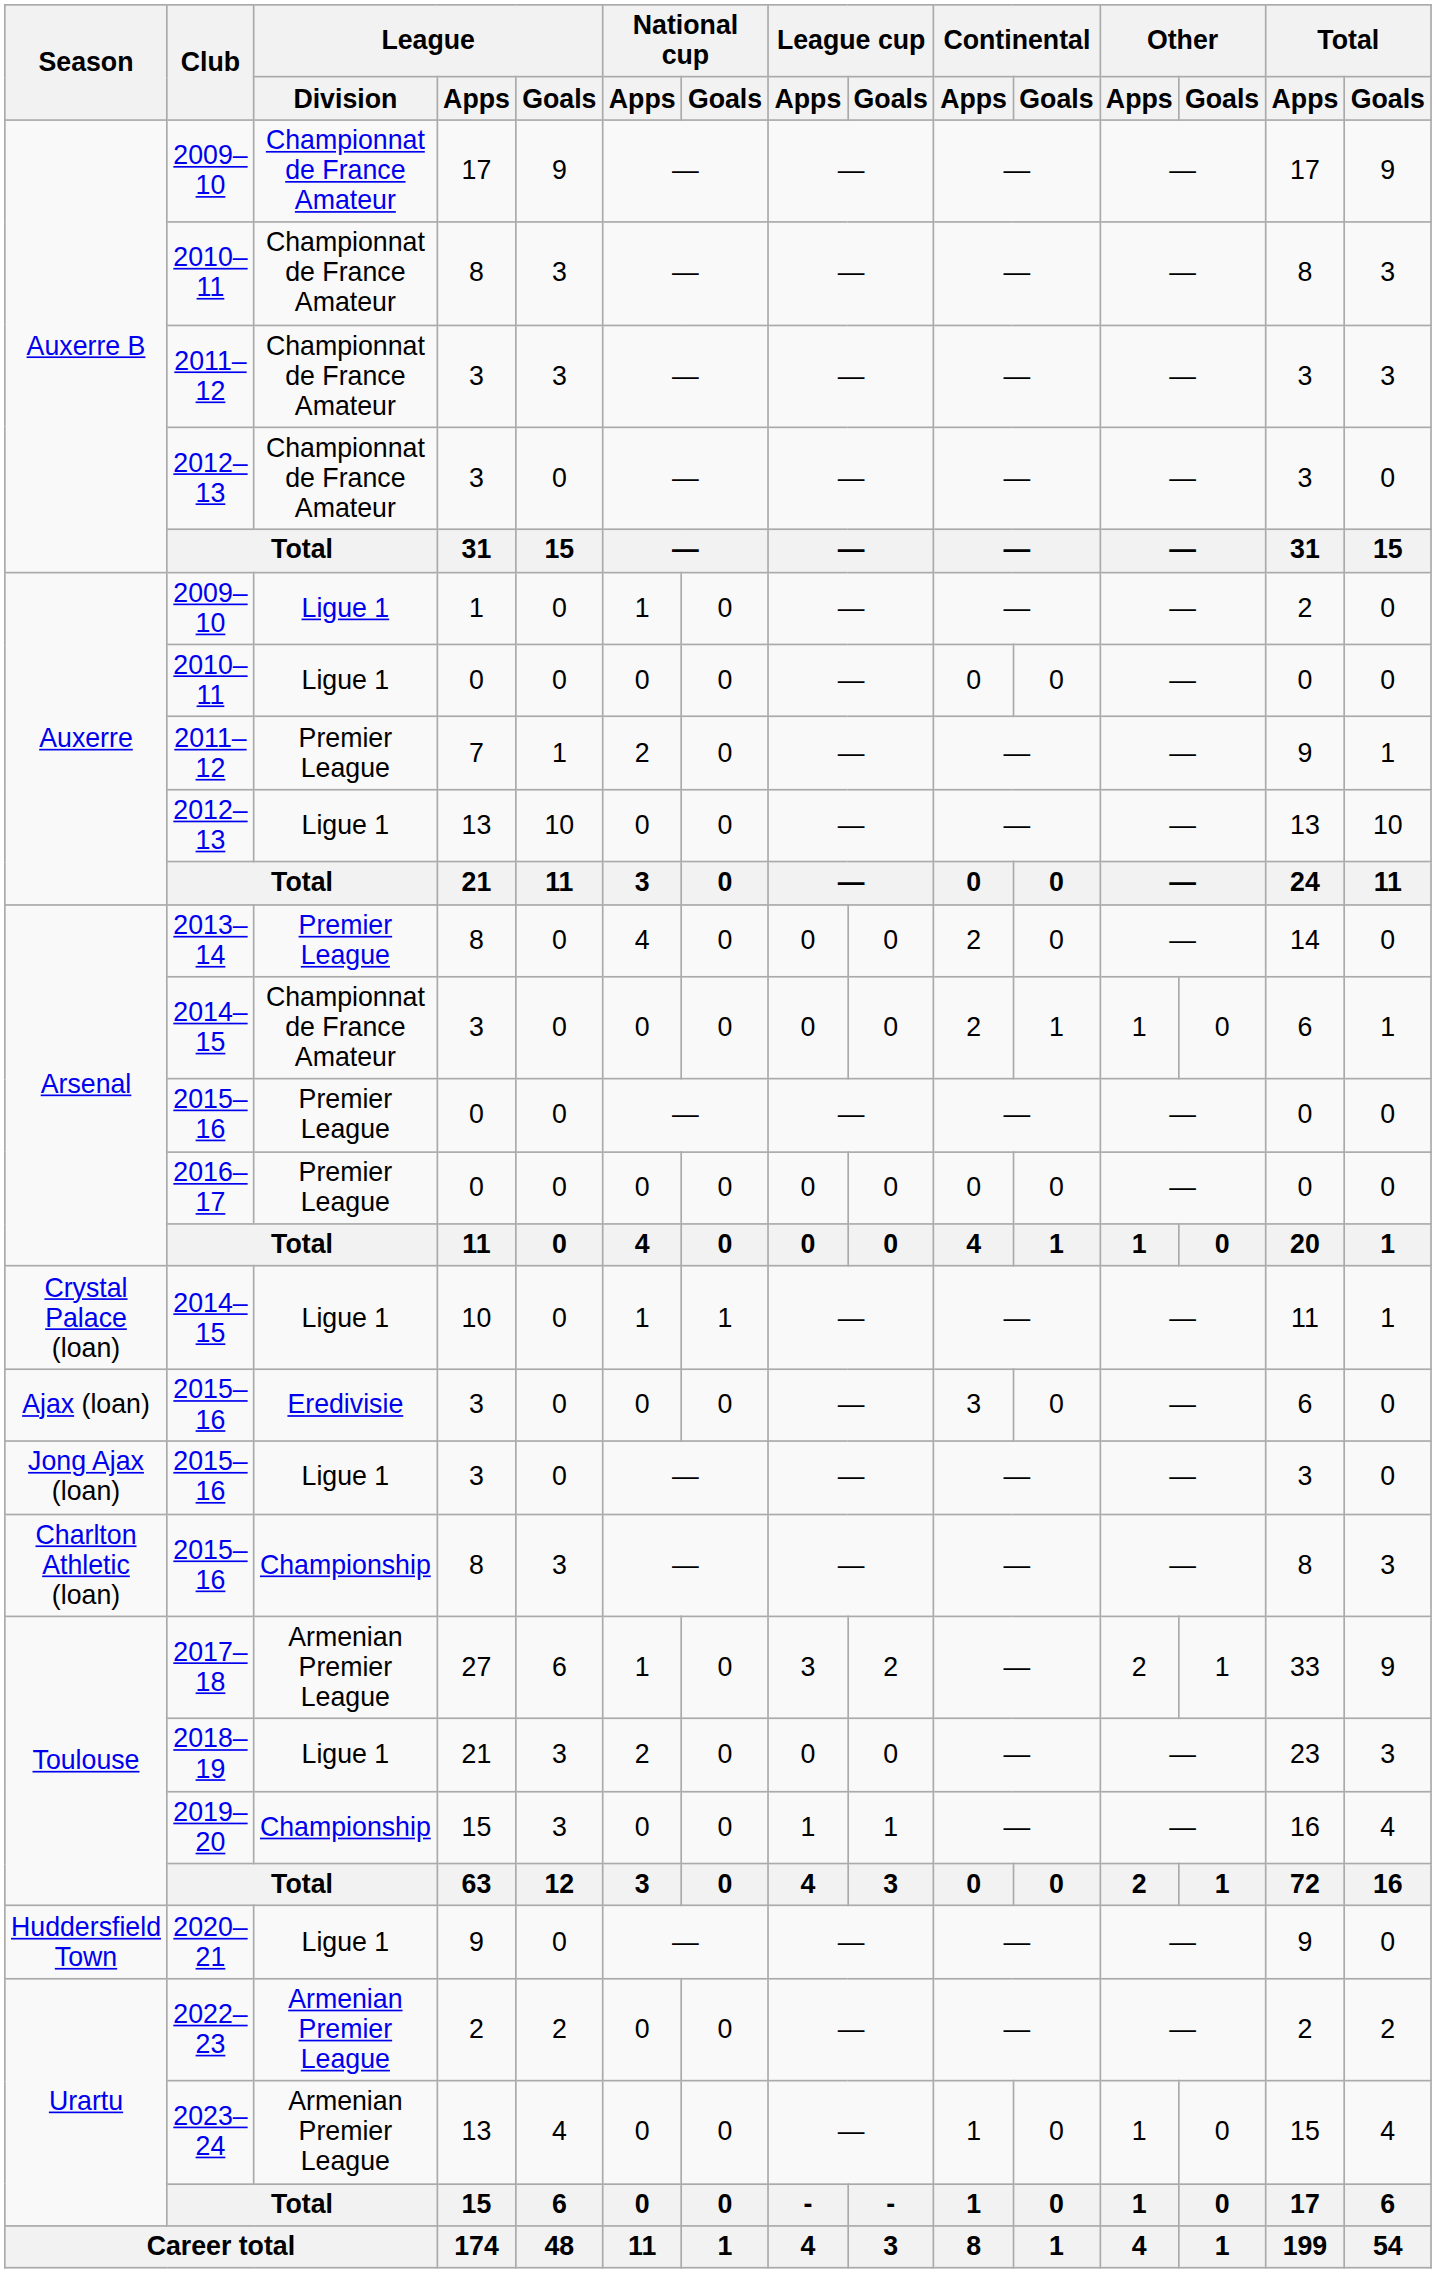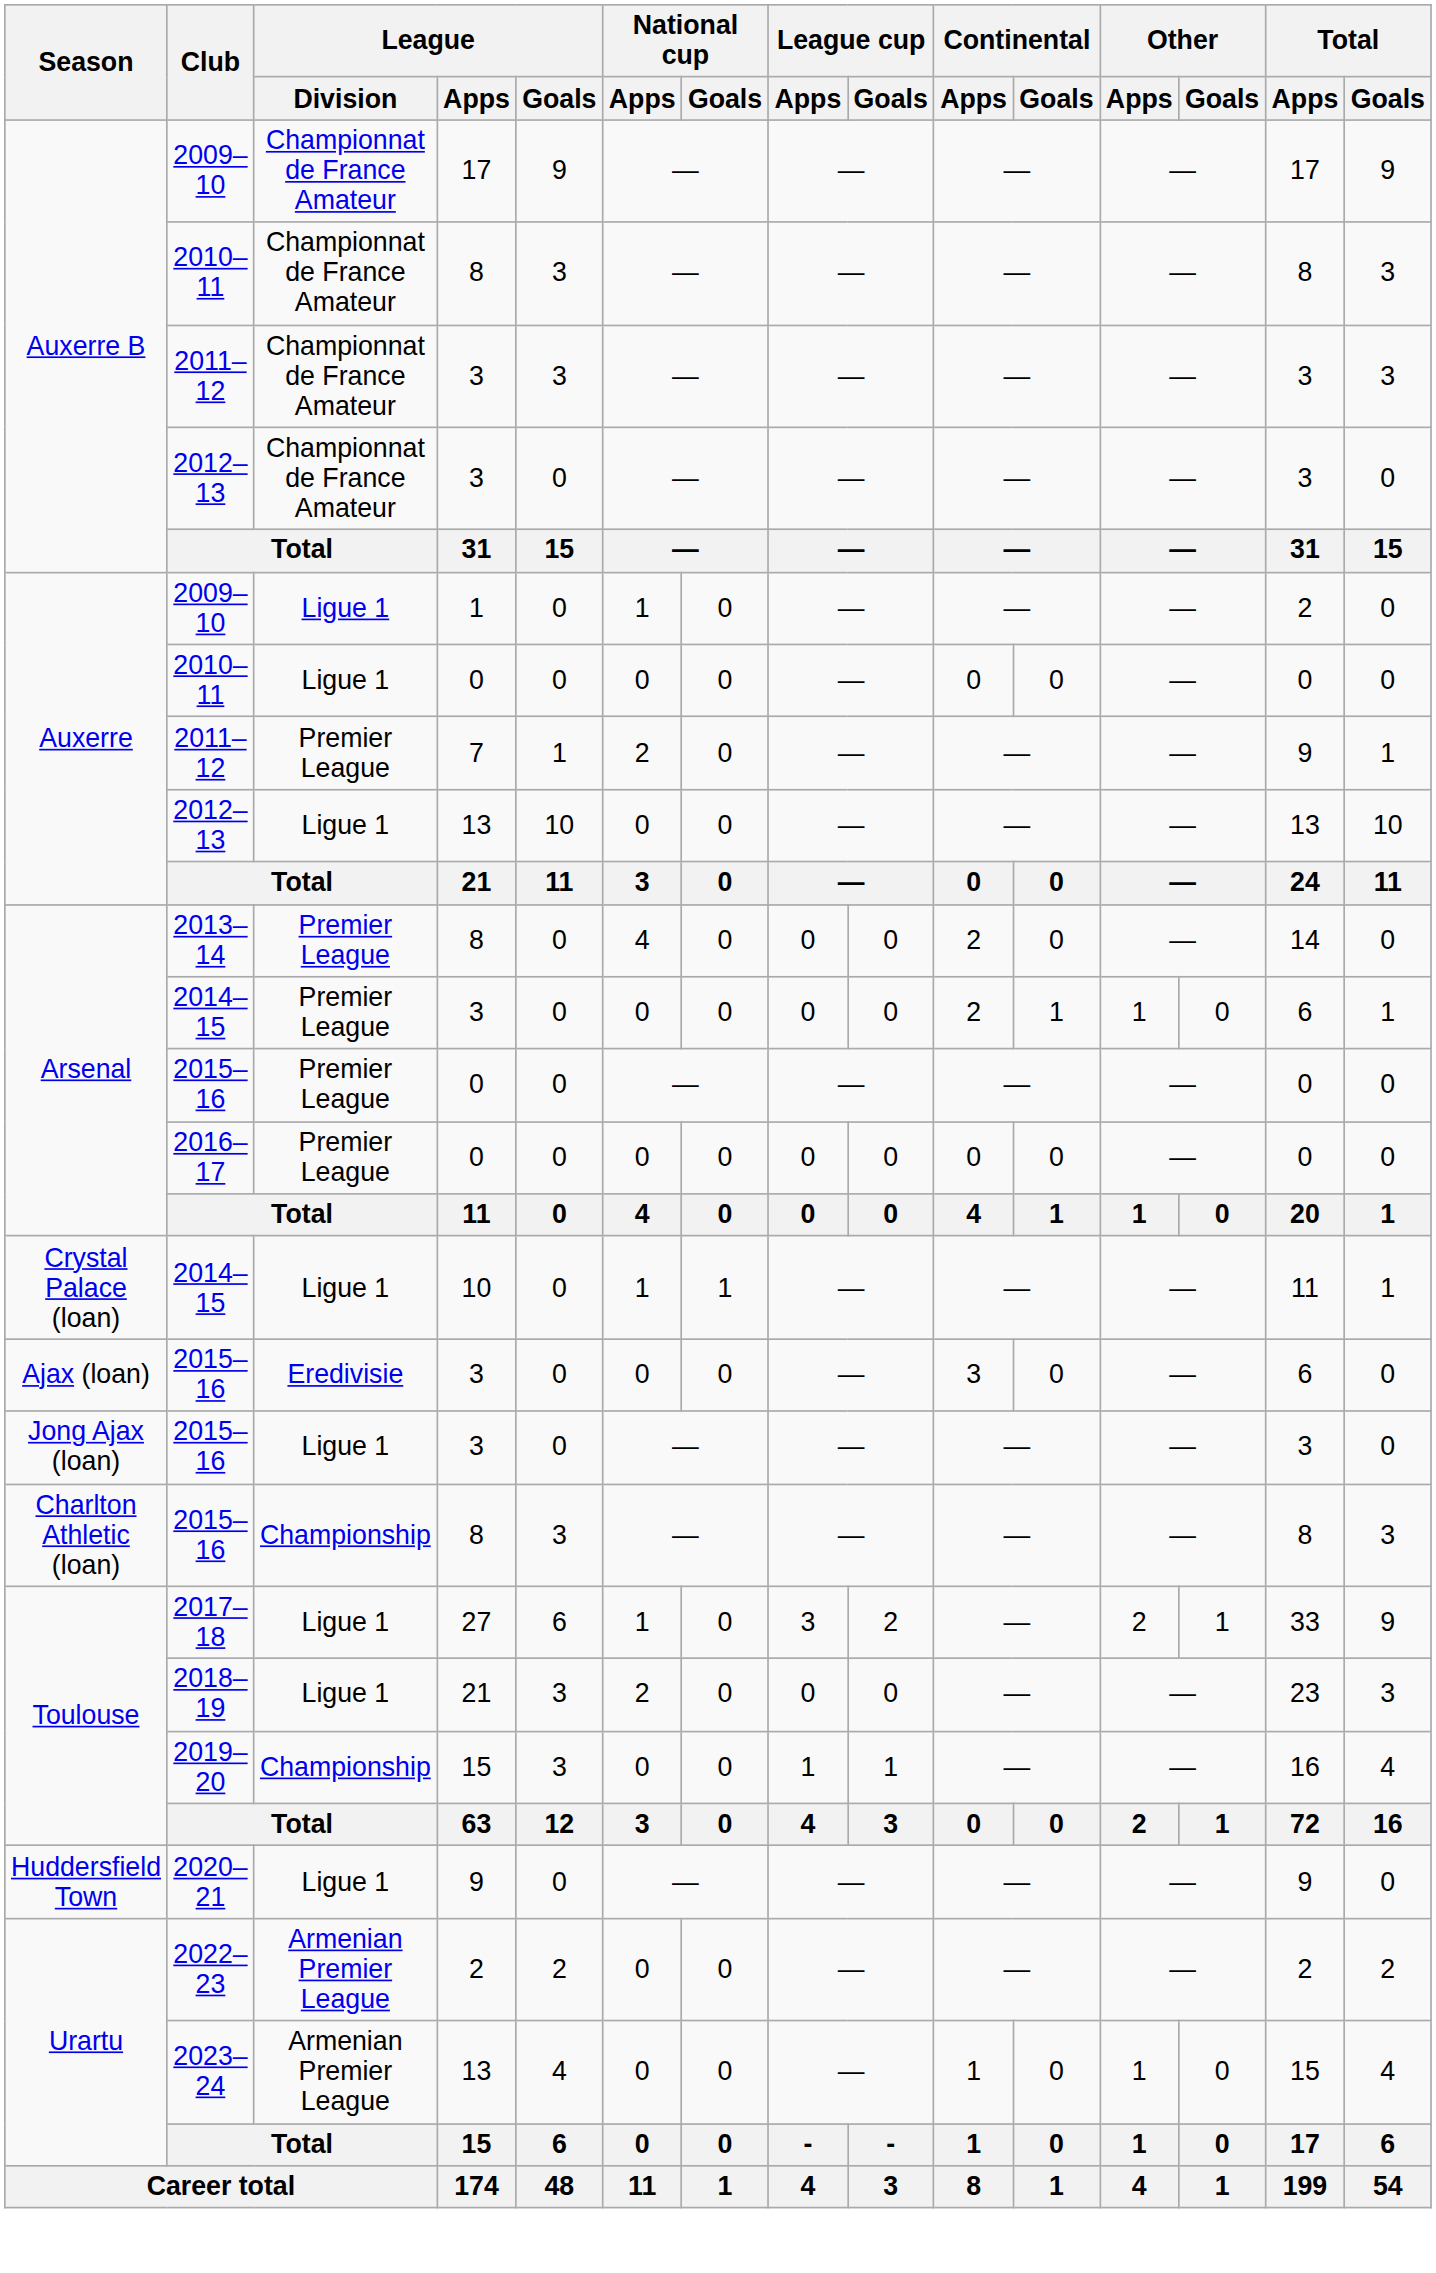(345, 1027) Championnat de France Amateur -> (345, 1012) Premier League
(345, 1667) Armenian Premier League -> (345, 1621) Ligue 1
